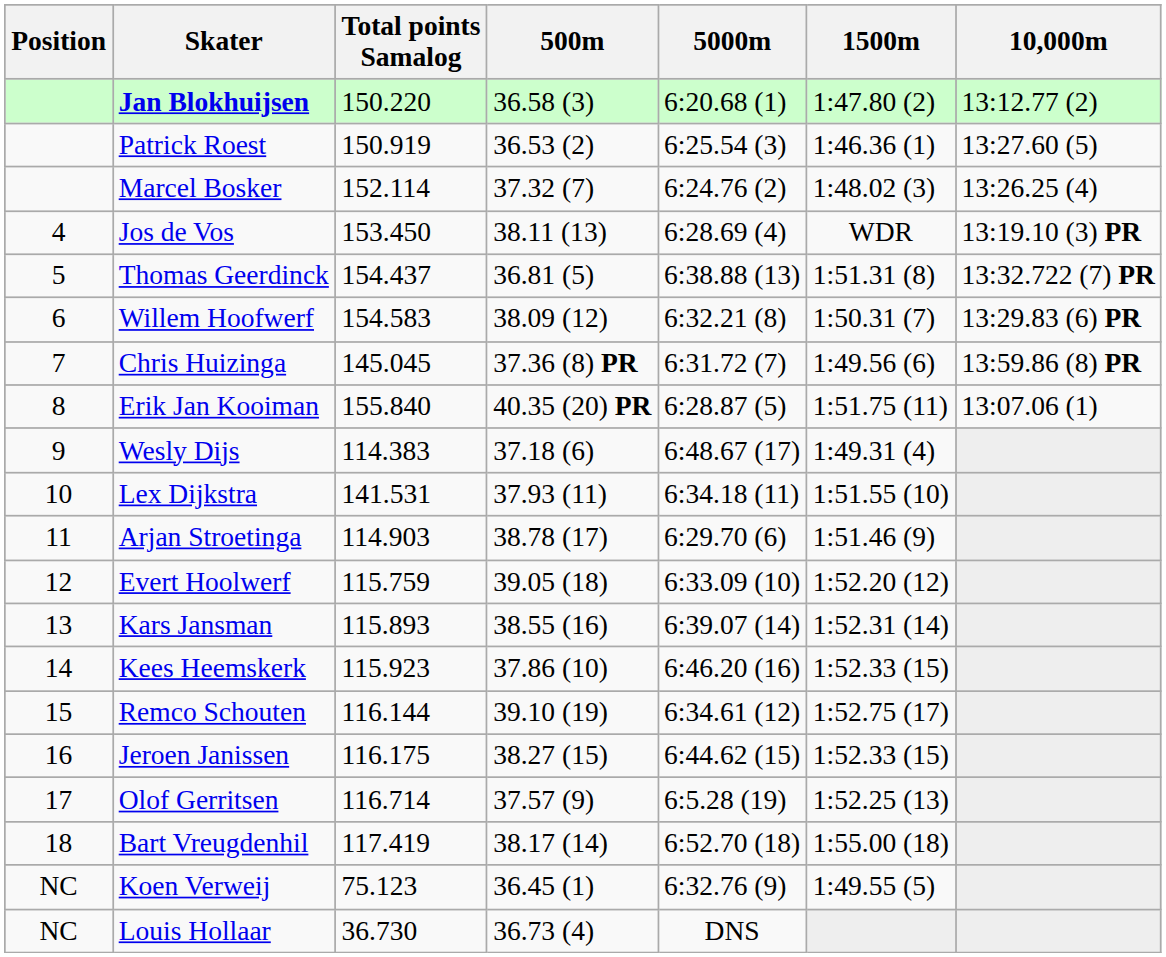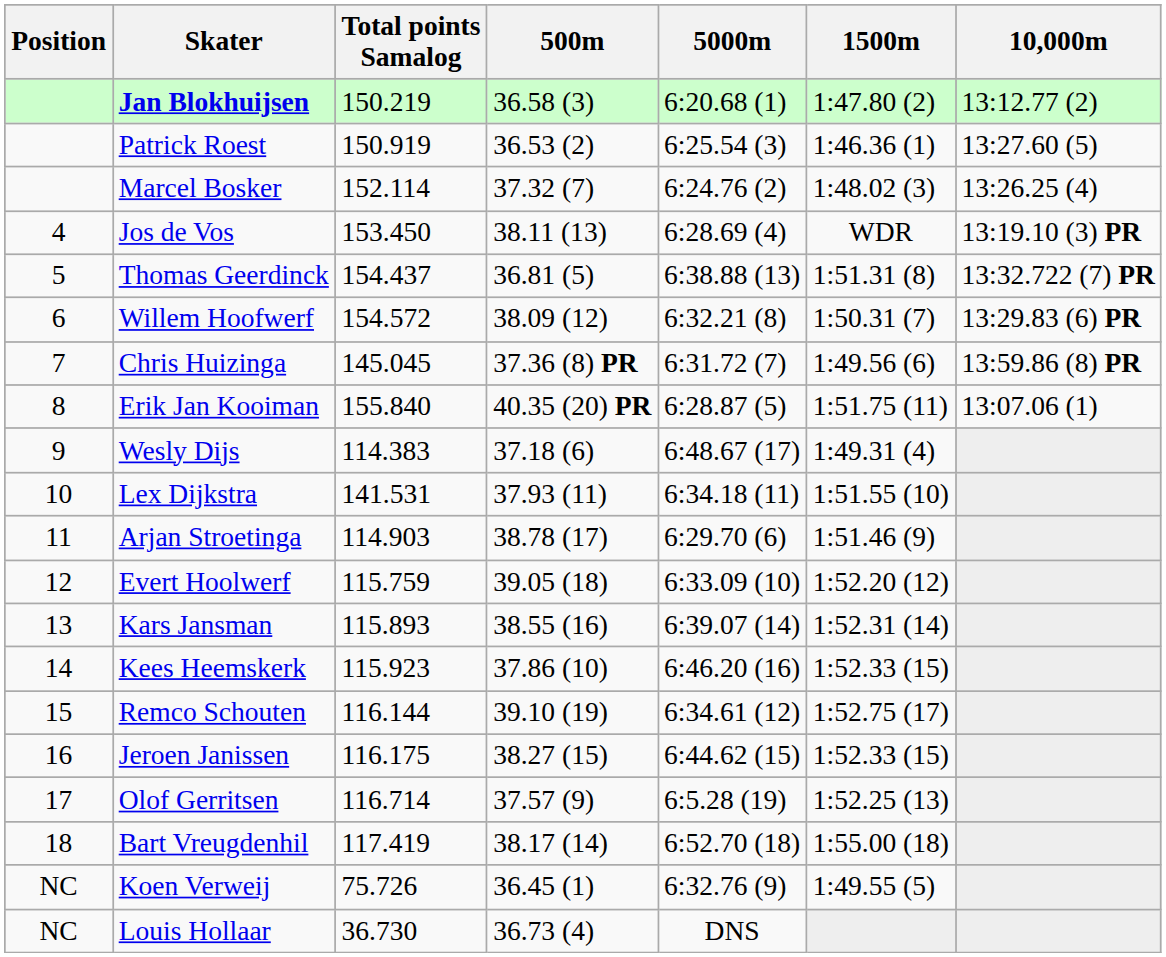(386, 100) 150.220 -> (386, 100) 150.219
(386, 319) 154.583 -> (386, 319) 154.572
(379, 886) 75.123 -> (379, 886) 75.726
